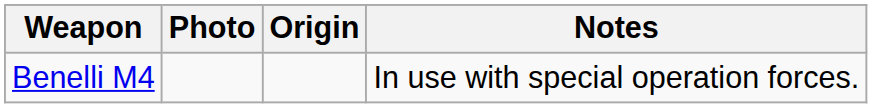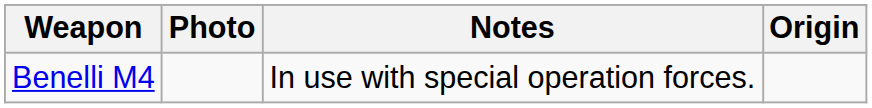columns swapped: (314, 28) <-> (616, 28)
